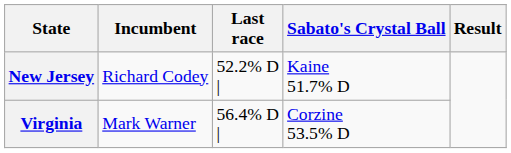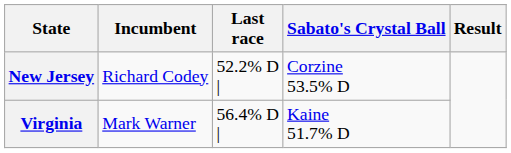(318, 76) Kaine 51.7% D -> (318, 76) Corzine 53.5% D
(318, 123) Corzine 53.5% D -> (318, 123) Kaine 51.7% D
